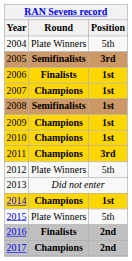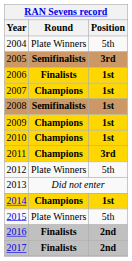(59, 248) Champions -> (59, 248) Finalists
